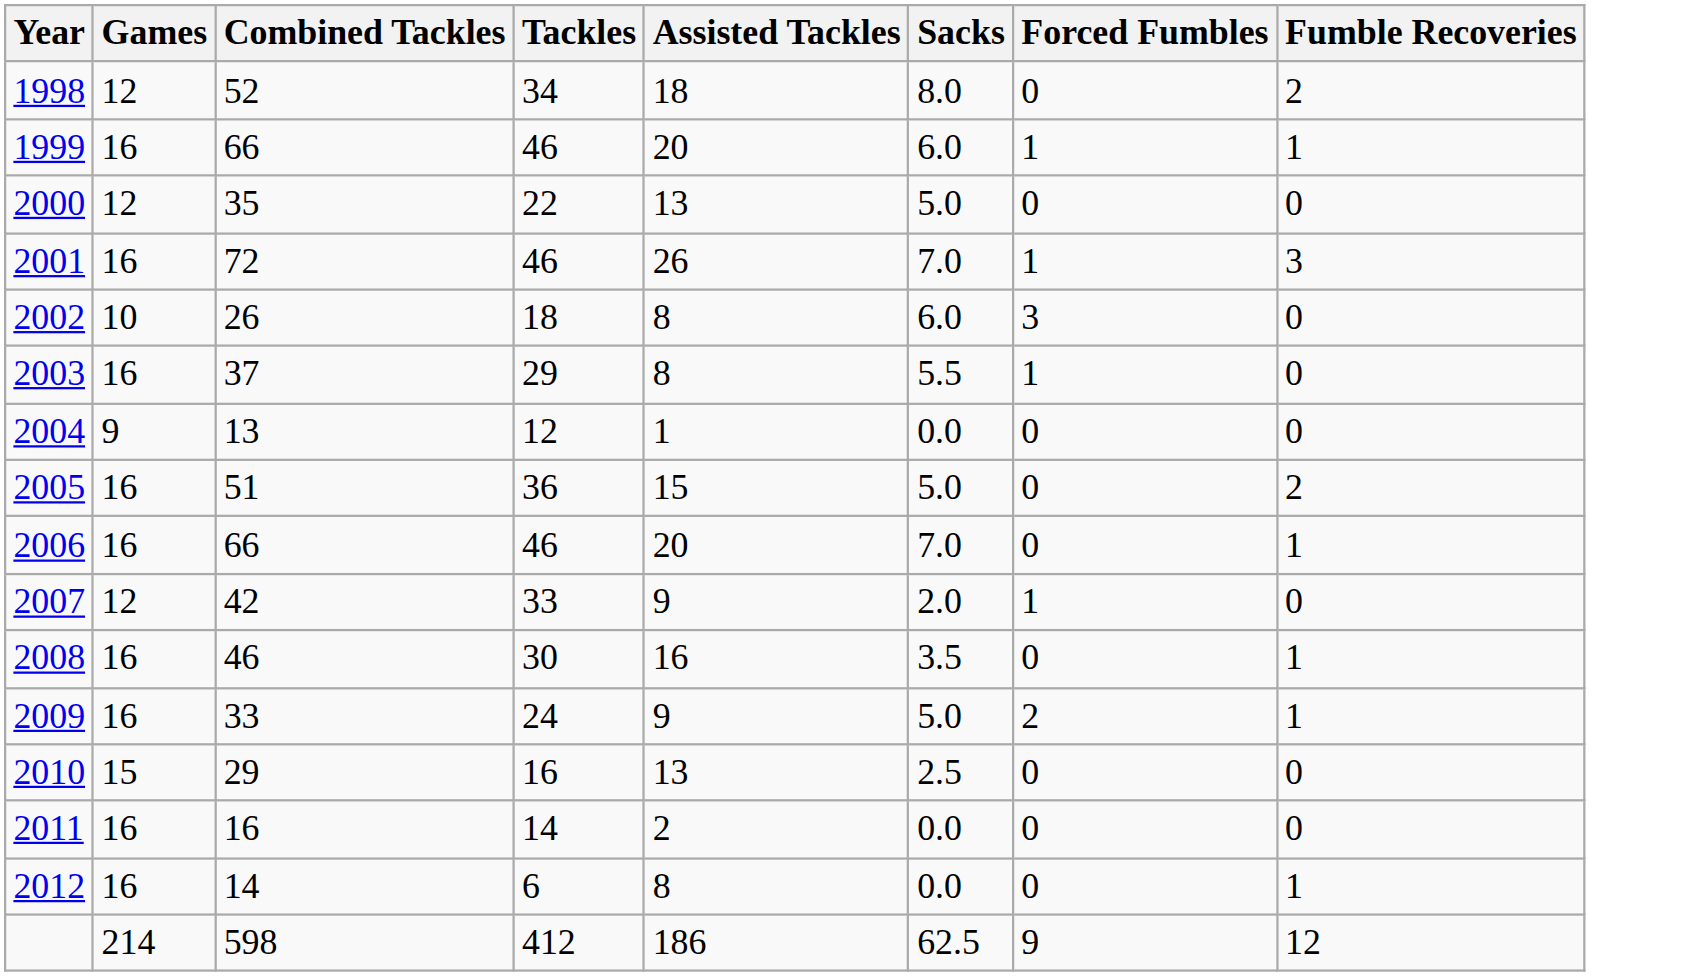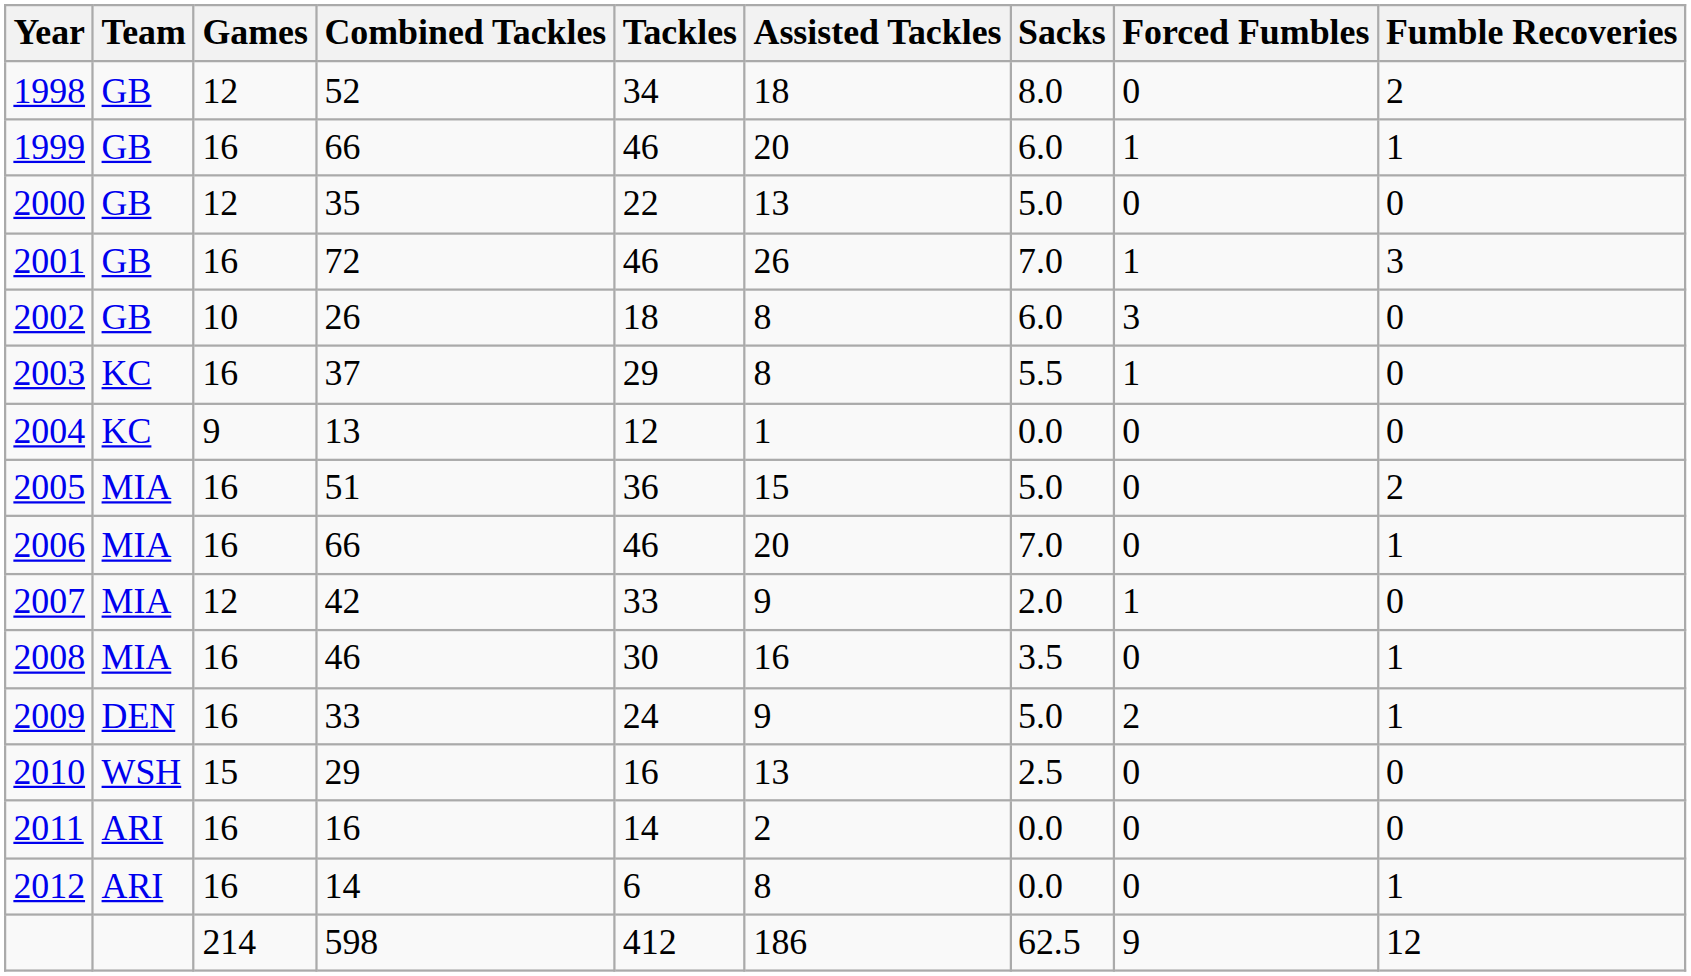+ column: (144, 32)
